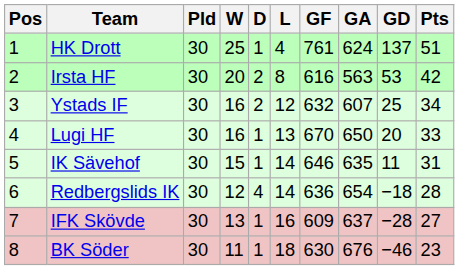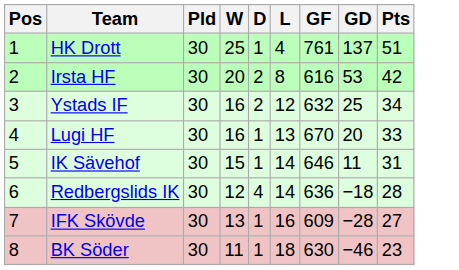- column: (358, 18)
